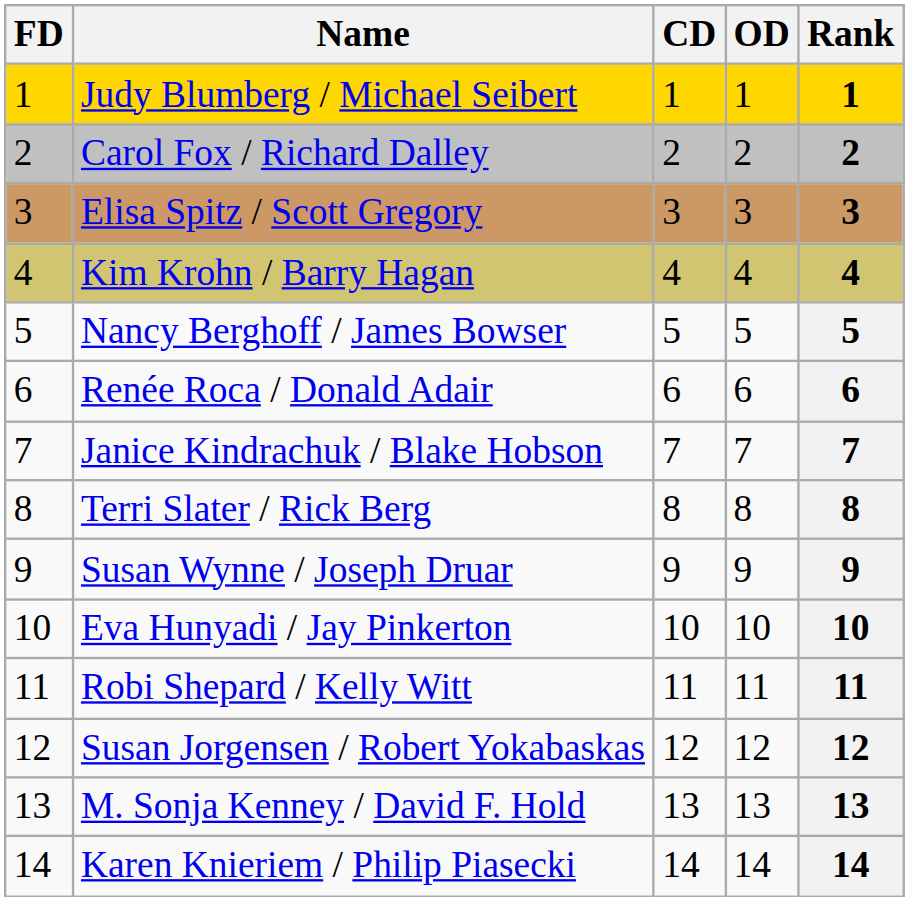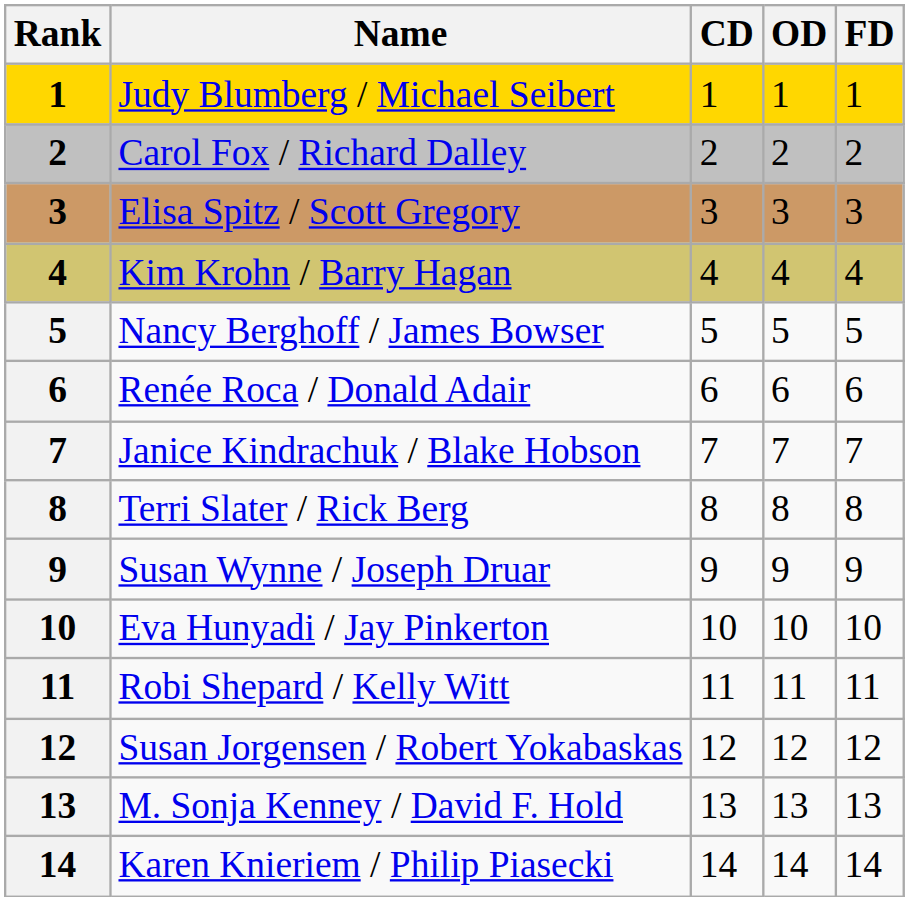columns swapped: (851, 34) <-> (39, 34)
